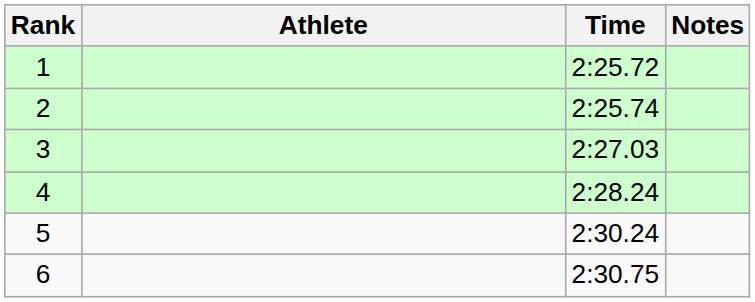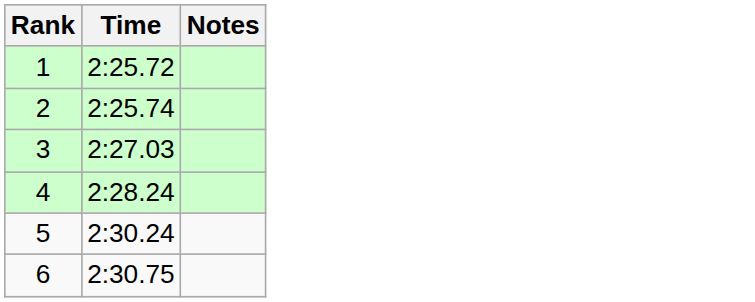- column: (323, 25)
